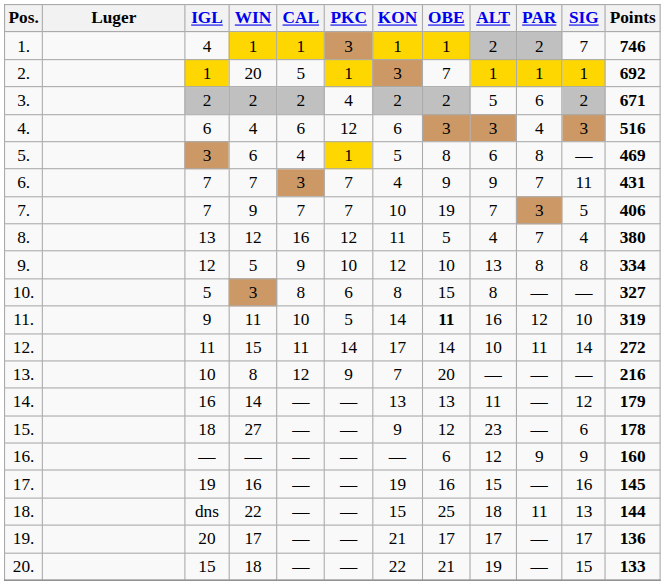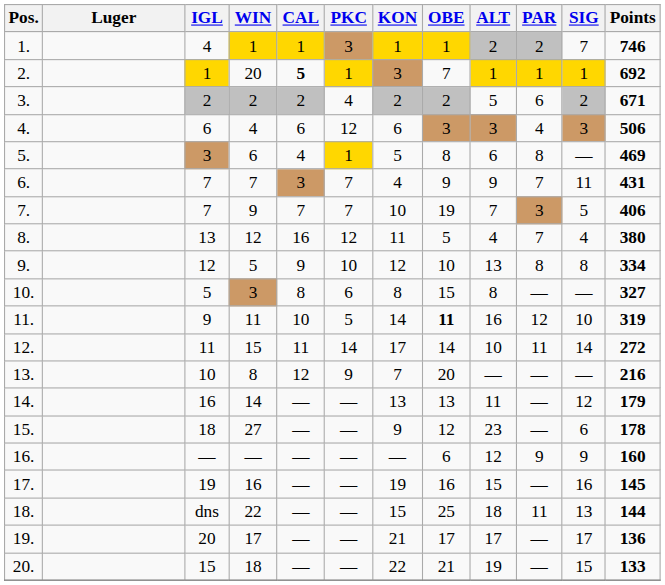(301, 73) normal -> (301, 73) bold
(633, 127) 516 -> (633, 127) 506
